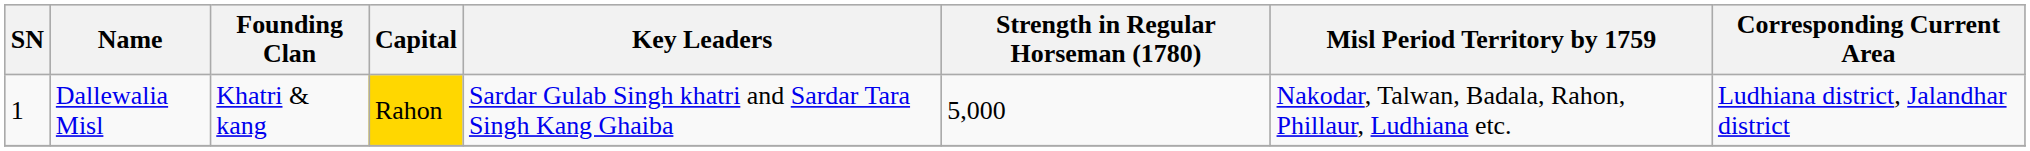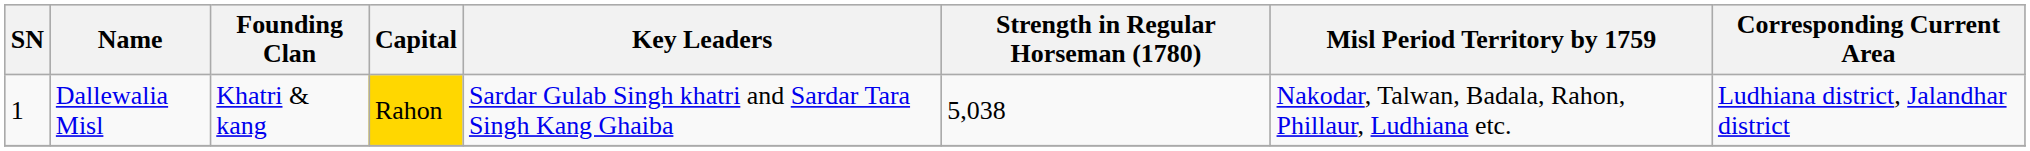(977, 109) 5,000 -> (977, 109) 5,038
